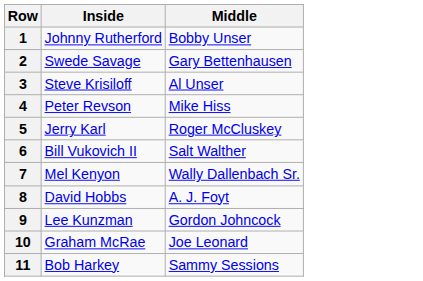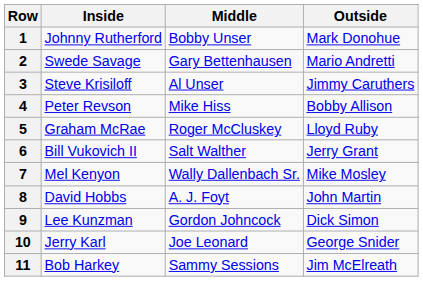+ column: (360, 16)
(75, 129) Jerry Karl -> (95, 129) Graham McRae
(95, 242) Graham McRae -> (75, 242) Jerry Karl
